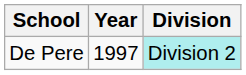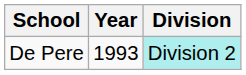(116, 52) 1997 -> (116, 52) 1993
